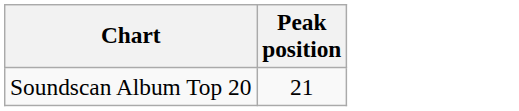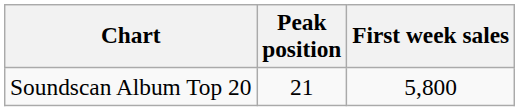+ column: (431, 36)
